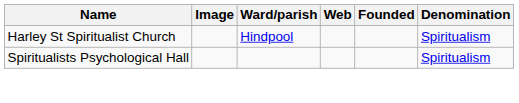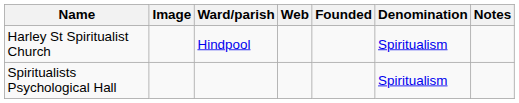+ column: (493, 15)
